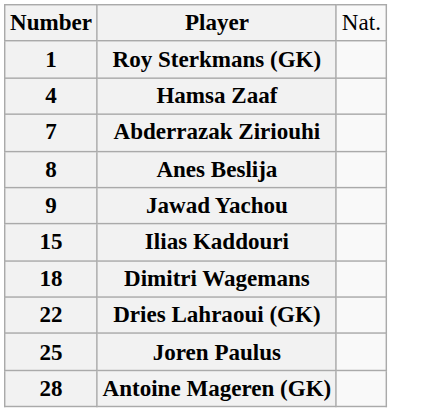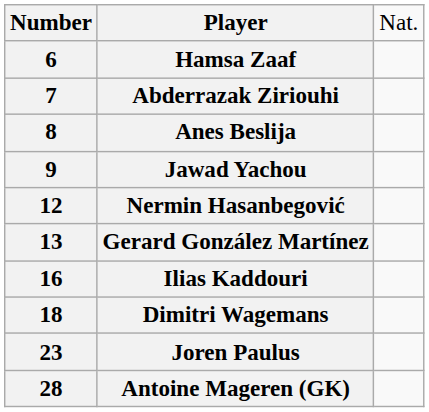- row: (217, 59)
(51, 95) 4 -> (51, 59) 6
+ row: (236, 205)
+ row: (236, 242)
(51, 242) 15 -> (51, 278) 16
- row: (217, 315)
(51, 351) 25 -> (51, 351) 23
